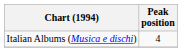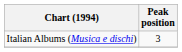(158, 39) 4 -> (158, 39) 3
